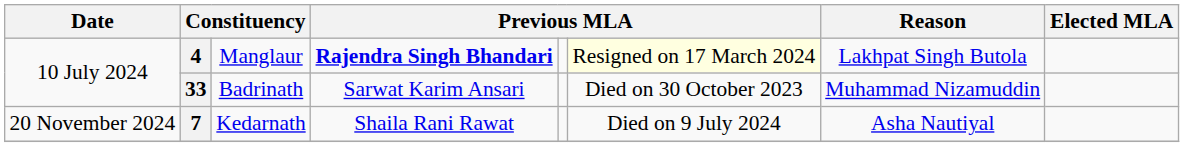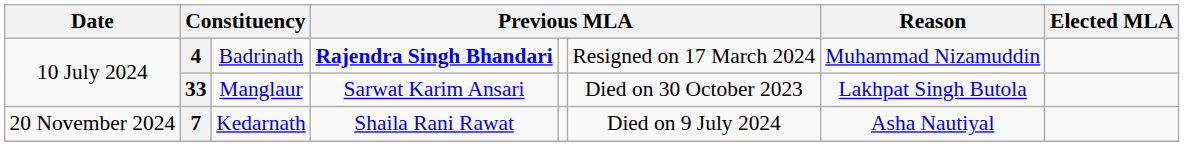(261, 55) Manglaur -> (261, 55) Badrinath
(694, 55) lightyellow background -> (694, 55) no background
(933, 55) Lakhpat Singh Butola -> (933, 55) Muhammad Nizamuddin
(261, 89) Badrinath -> (261, 89) Manglaur
(933, 89) Muhammad Nizamuddin -> (933, 89) Lakhpat Singh Butola
